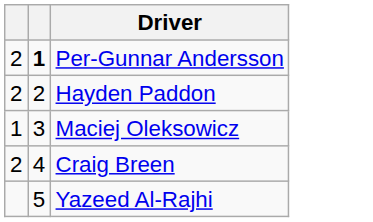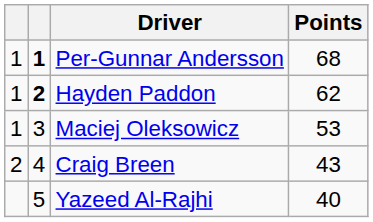+ column: (328, 23)
(16, 58) 2 -> (16, 58) 1
(16, 93) 2 -> (16, 93) 1
(39, 93) normal -> (39, 93) bold
